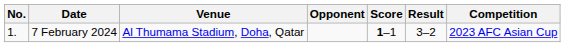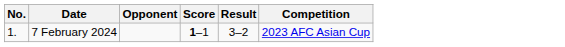- column: (213, 14)
